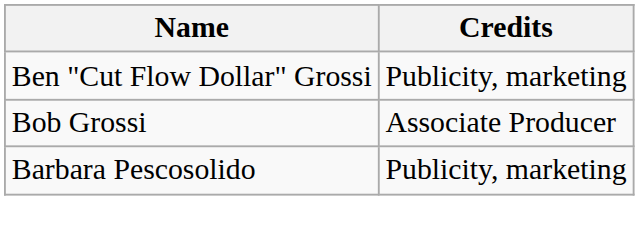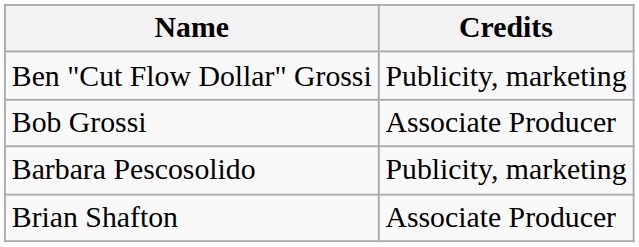+ row: (95, 216)
